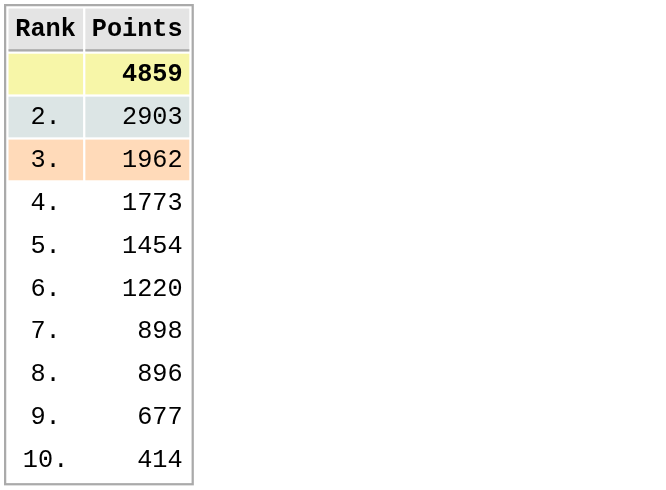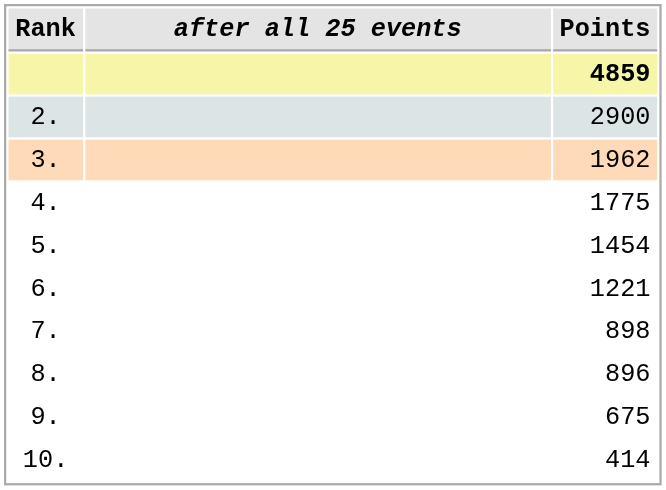+ column: (318, 29)
(152, 117) 2903 -> (620, 117) 2900
(152, 203) 1773 -> (620, 203) 1775
(152, 289) 1220 -> (620, 289) 1221
(160, 418) 677 -> (628, 418) 675
